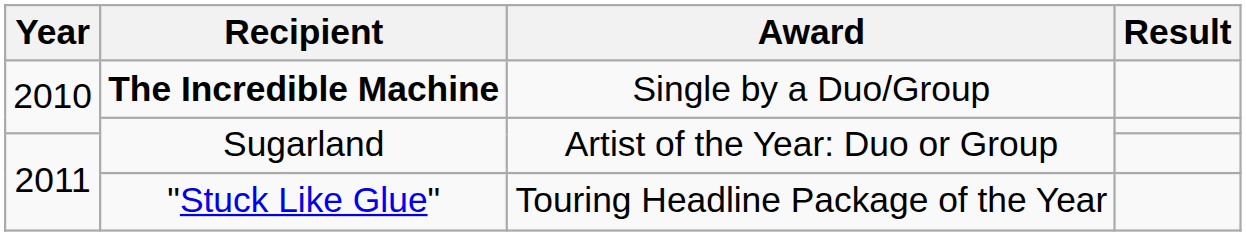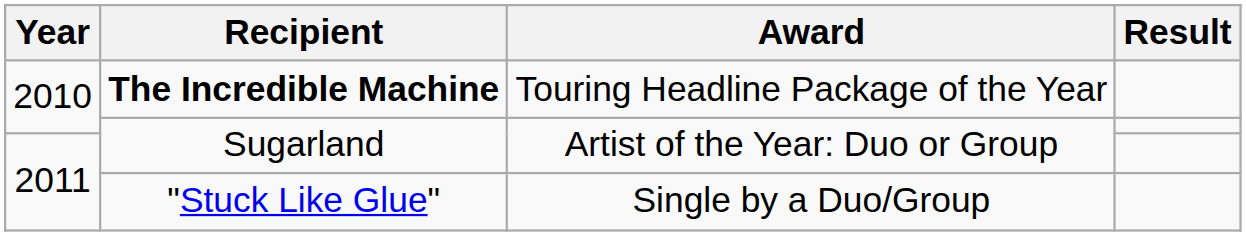(811, 88) Single by a Duo/Group -> (811, 88) Touring Headline Package of the Year
(811, 200) Touring Headline Package of the Year -> (811, 200) Single by a Duo/Group
